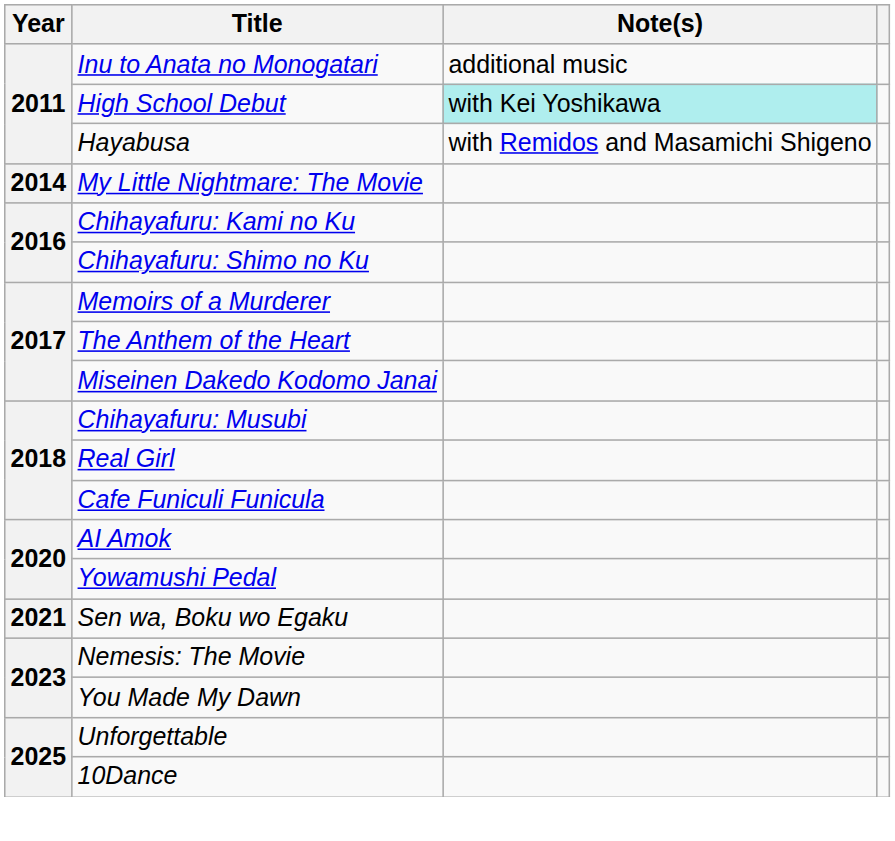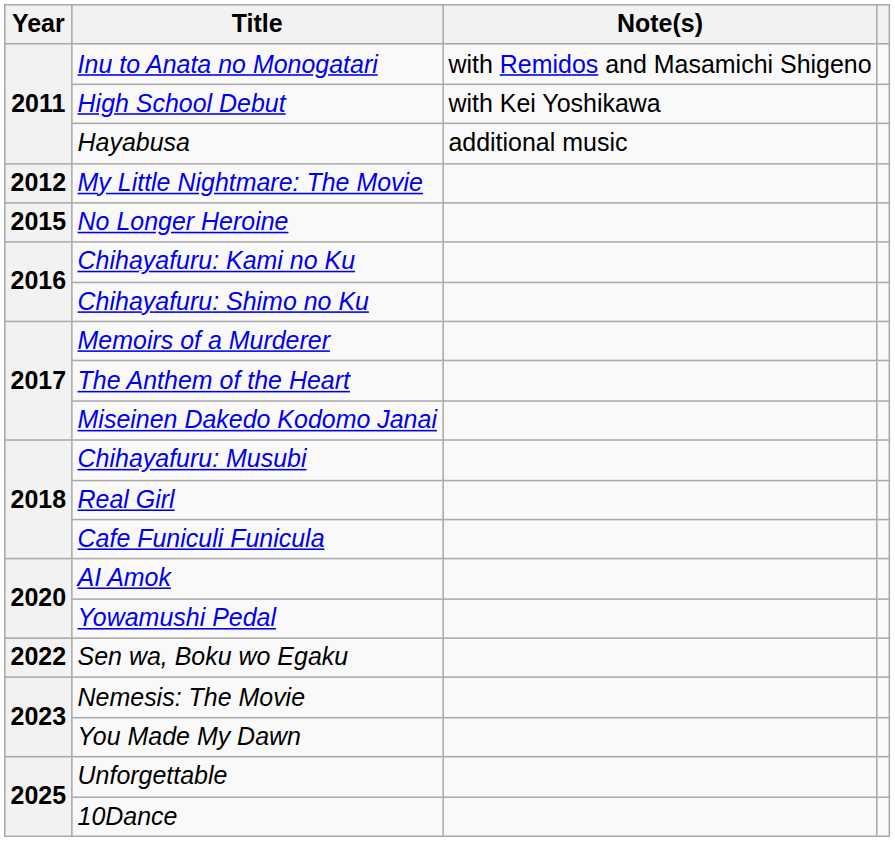(538, 63) additional music -> (660, 63) with Remidos and Masamichi Shigeno
(555, 103) paleturquoise background -> (555, 103) no background
(660, 143) with Remidos and Masamichi Shigeno -> (538, 143) additional music
(38, 182) 2014 -> (38, 182) 2012
+ row: (183, 222)
(38, 618) 2021 -> (38, 657) 2022
